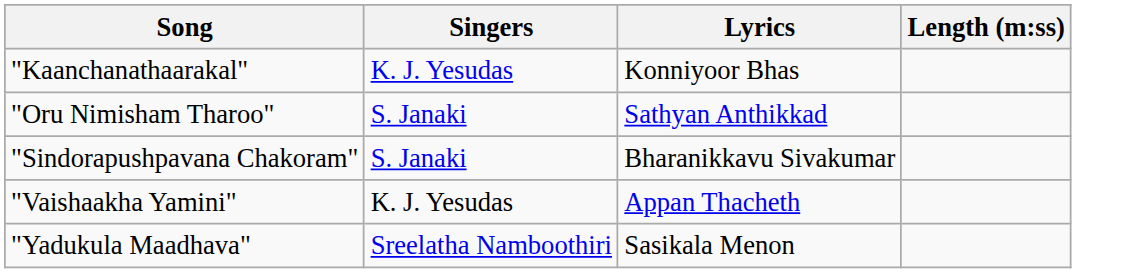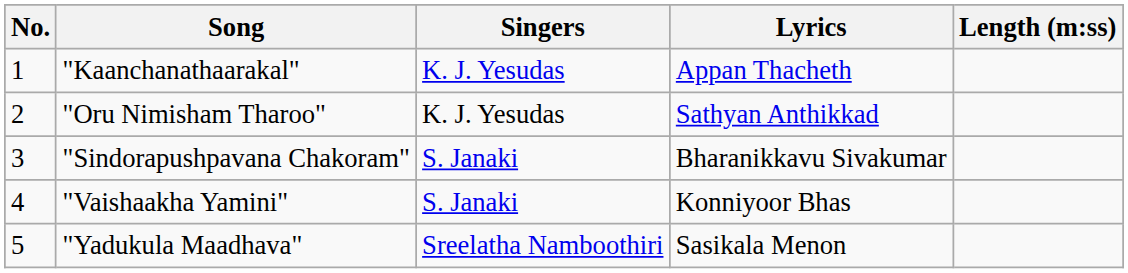+ column: (31, 26)
(712, 70) Konniyoor Bhas -> (764, 70) Appan Thacheth
(419, 114) S. Janaki -> (493, 114) K. J. Yesudas
(442, 202) K. J. Yesudas -> (470, 202) S. Janaki
(712, 202) Appan Thacheth -> (763, 202) Konniyoor Bhas
